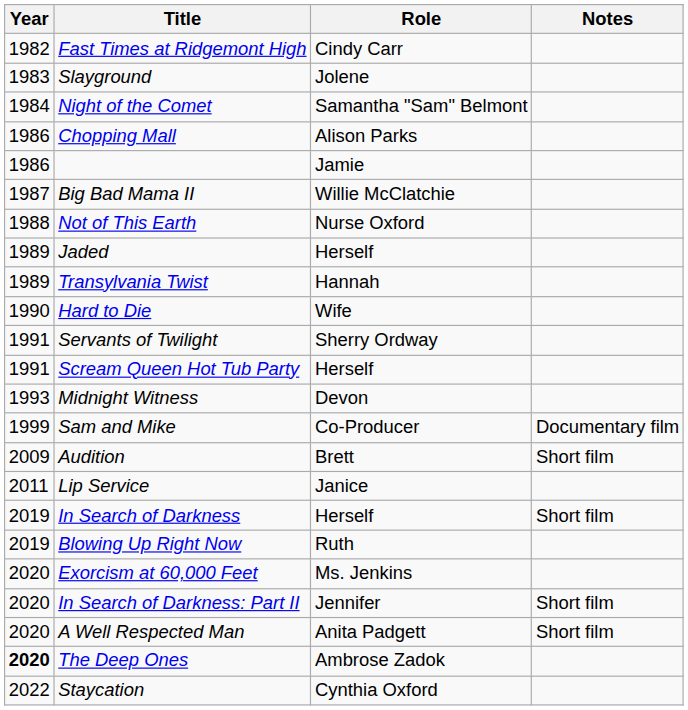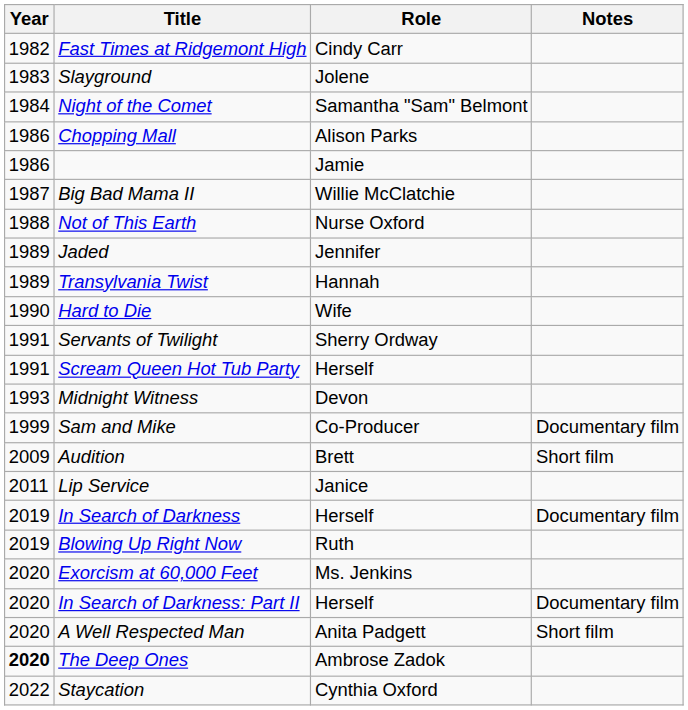(344, 252) Herself -> (348, 252) Jennifer
(575, 515) Short film -> (608, 515) Documentary film
(348, 602) Jennifer -> (344, 602) Herself
(575, 602) Short film -> (608, 602) Documentary film
